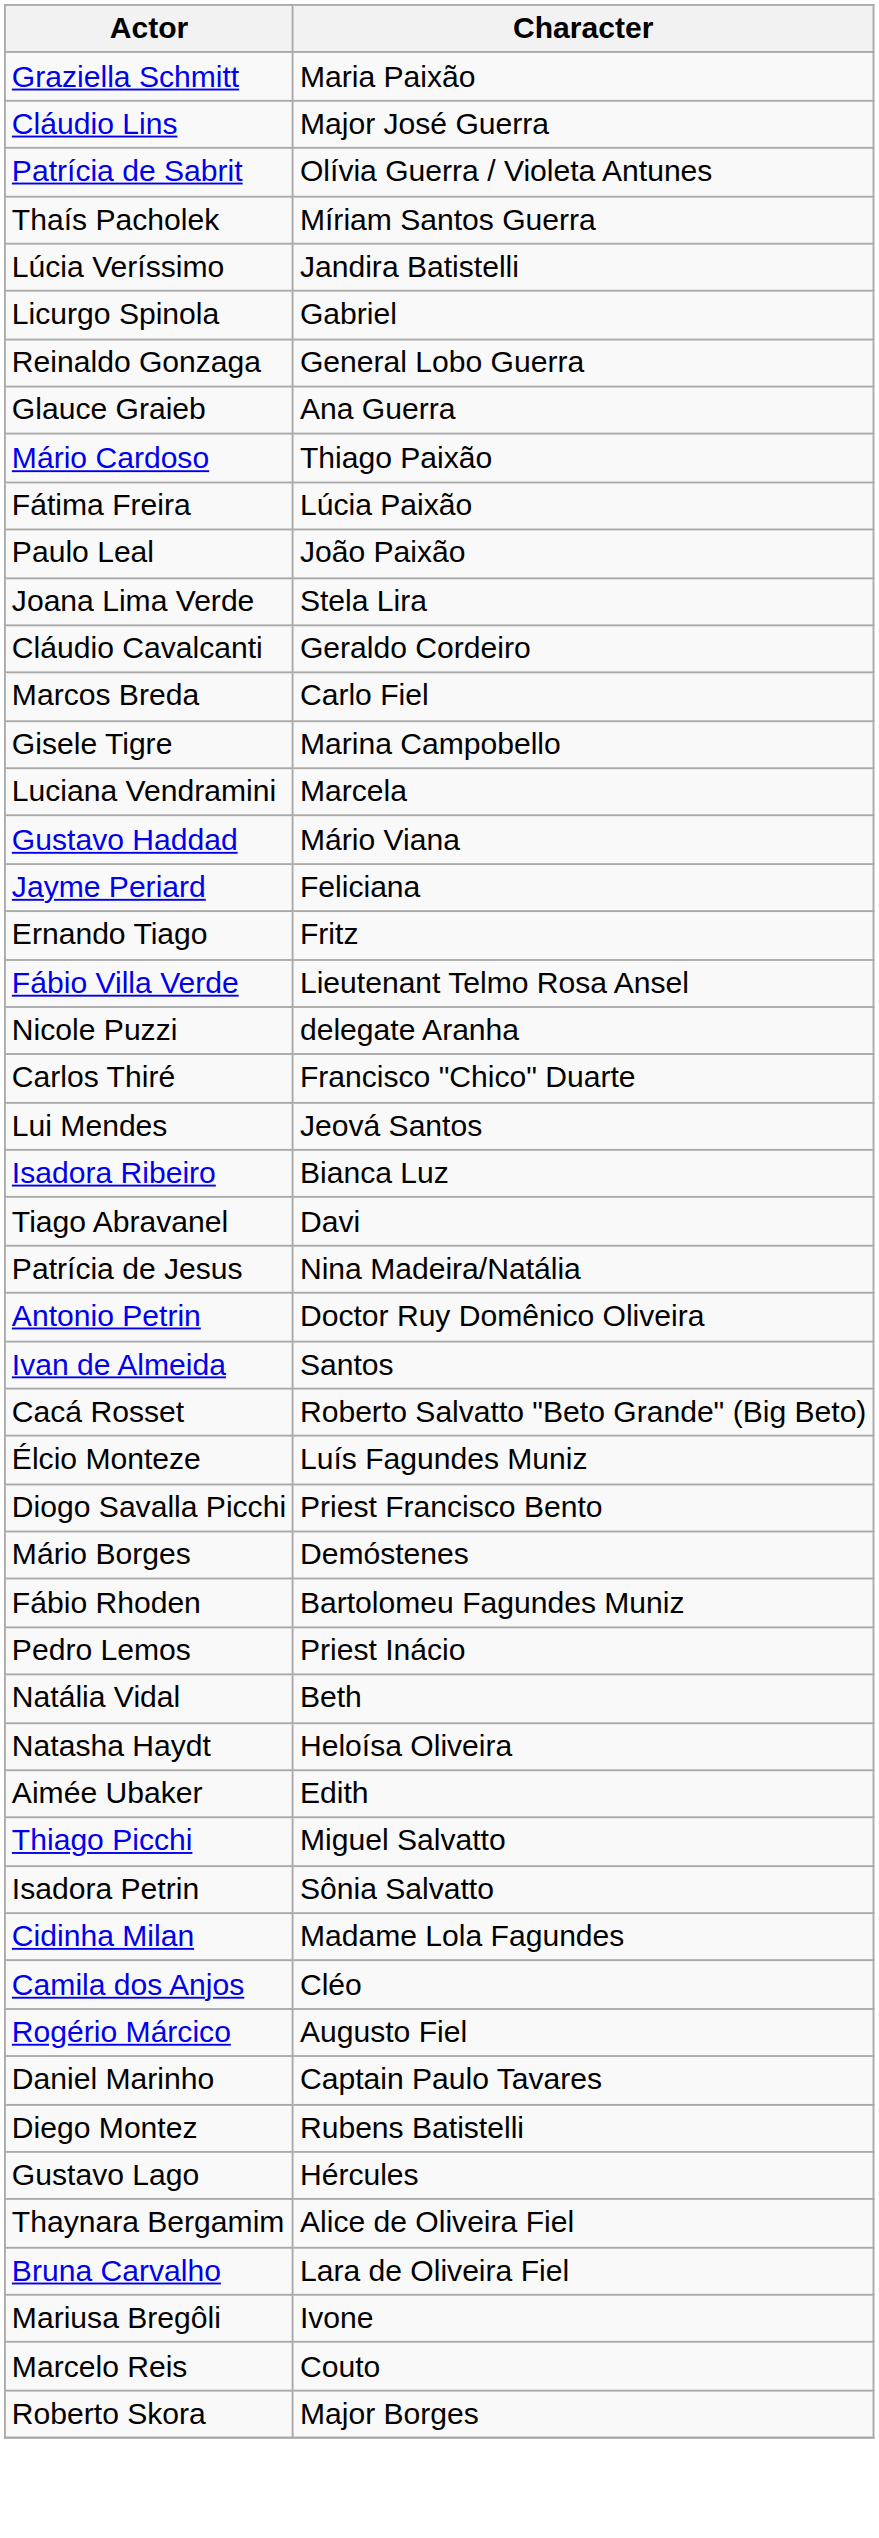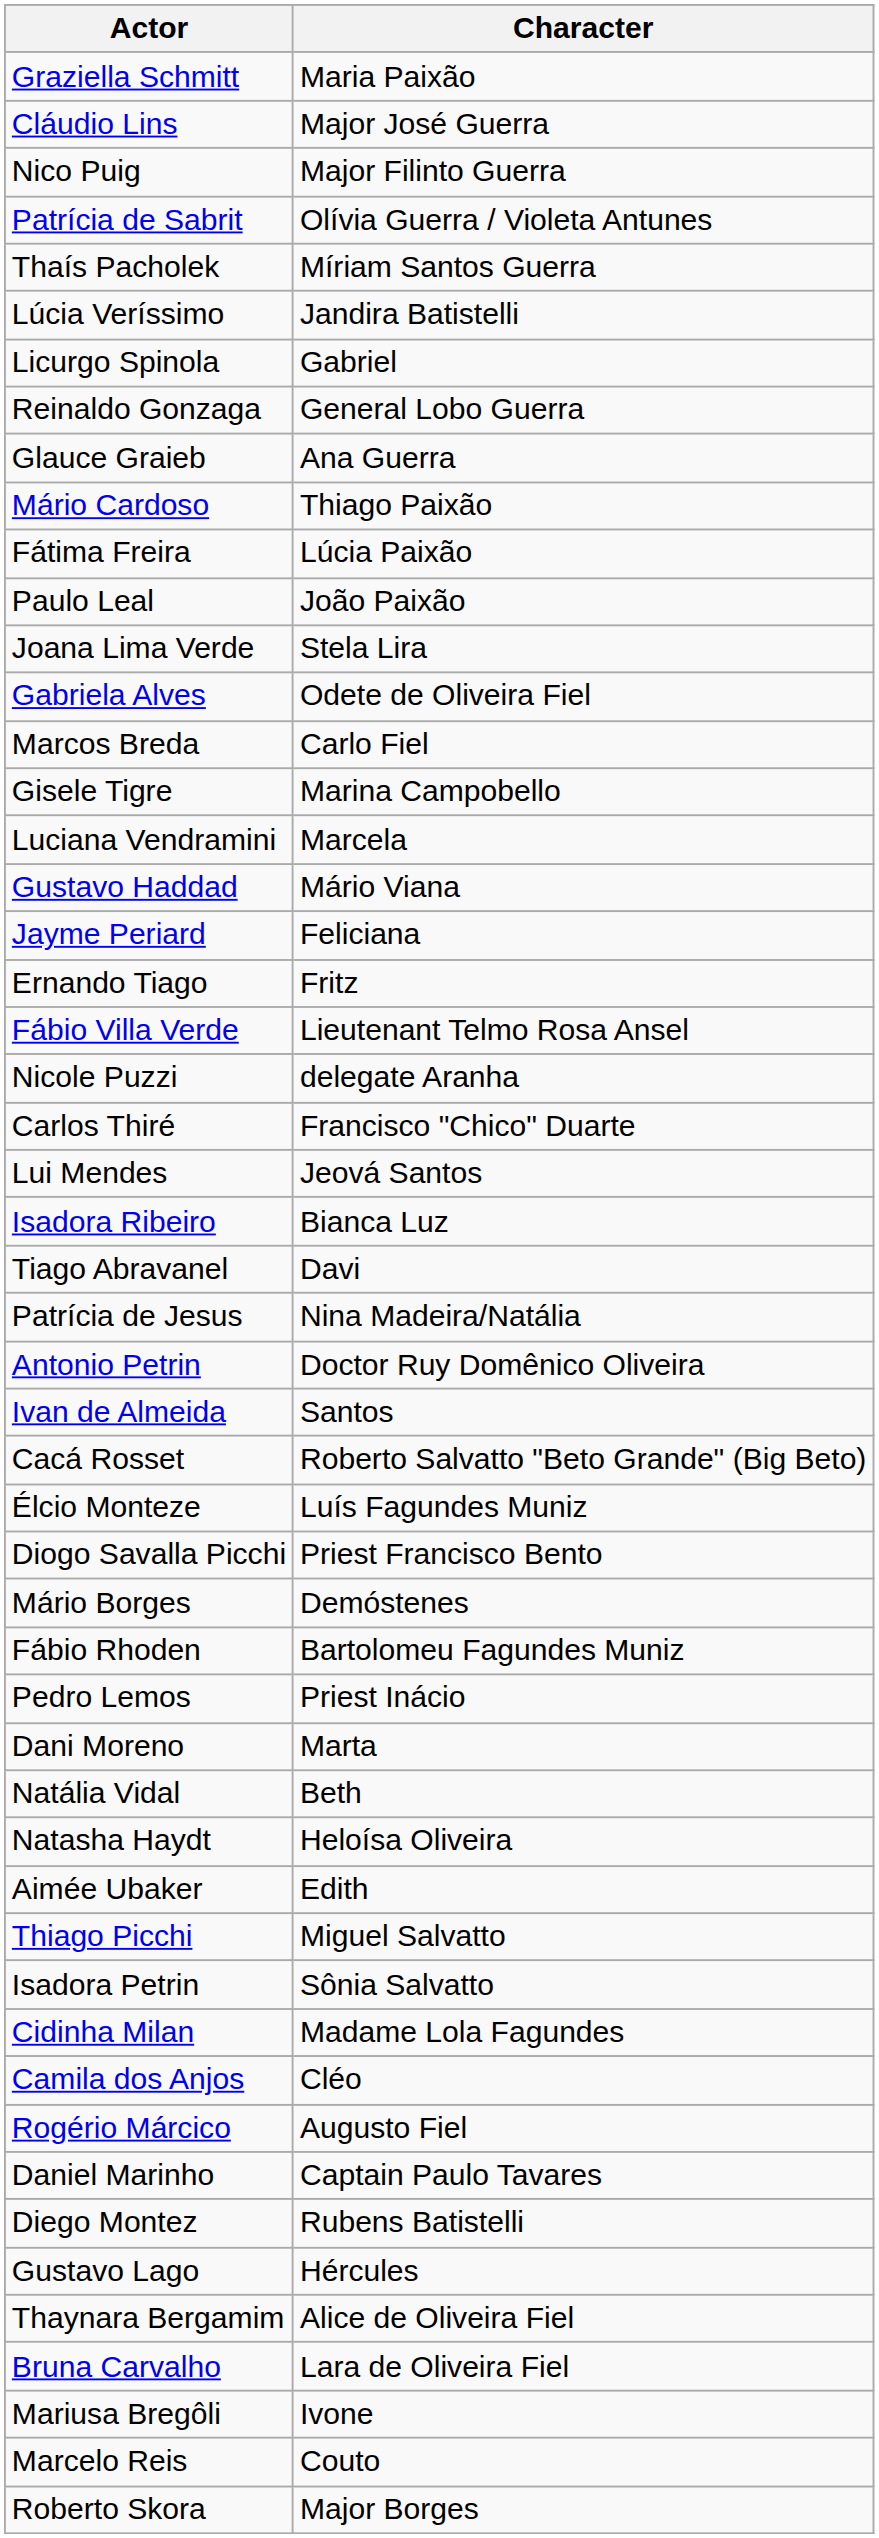+ row: (76, 171)
- row: (137, 648)
+ row: (109, 696)
+ row: (98, 1745)
